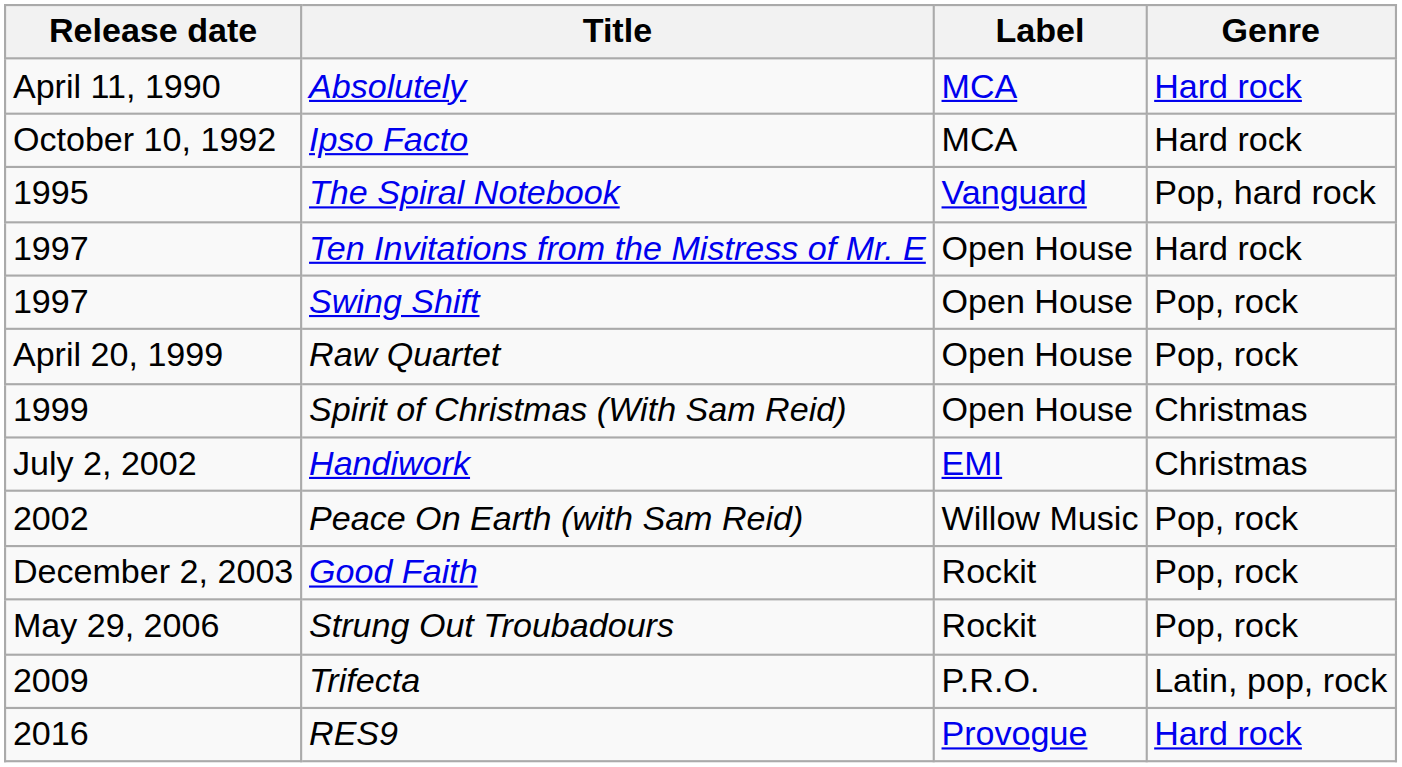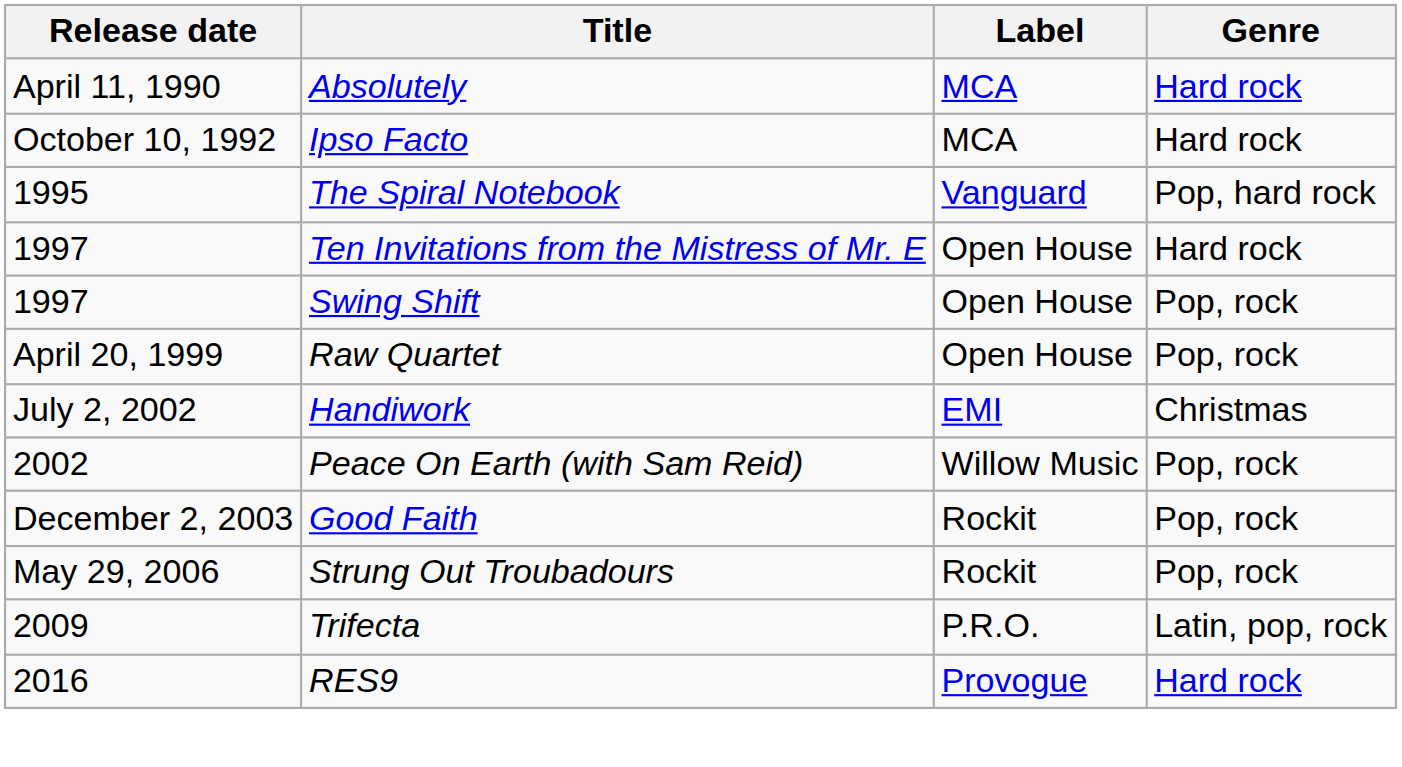- row: (578, 409)
